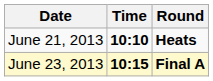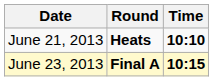columns swapped: (129, 16) <-> (180, 16)
